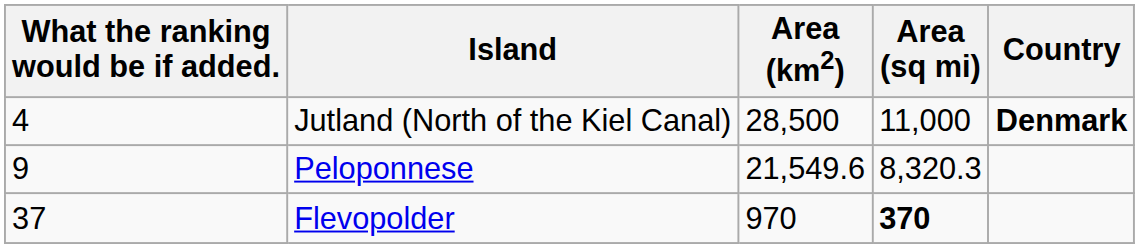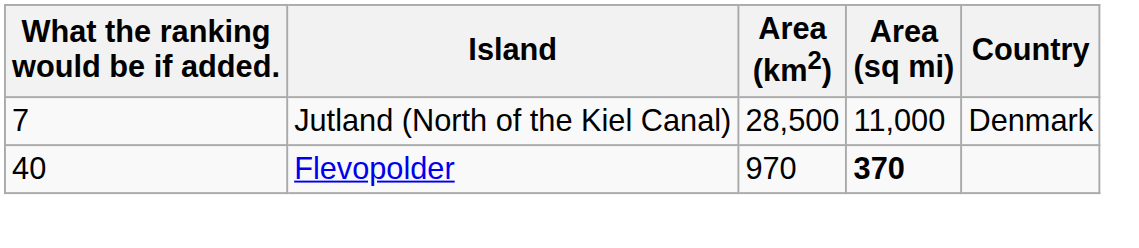(21, 120) 4 -> (21, 120) 7
(1062, 120) bold -> (1031, 120) normal
- row: (384, 169)
(29, 217) 37 -> (29, 169) 40
